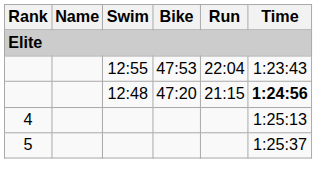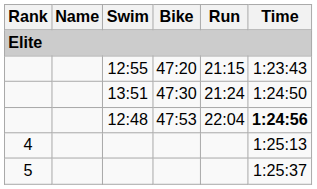(177, 68) 47:53 -> (177, 68) 47:20
(224, 68) 22:04 -> (224, 68) 21:15
+ row: (28, 94)
(177, 94) 47:20 -> (177, 119) 47:53
(224, 94) 21:15 -> (224, 119) 22:04
